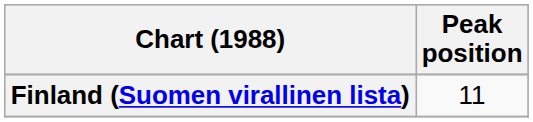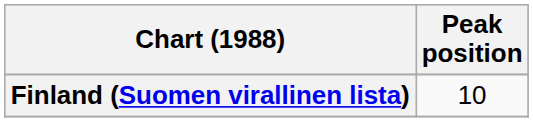(472, 95) 11 -> (472, 95) 10
